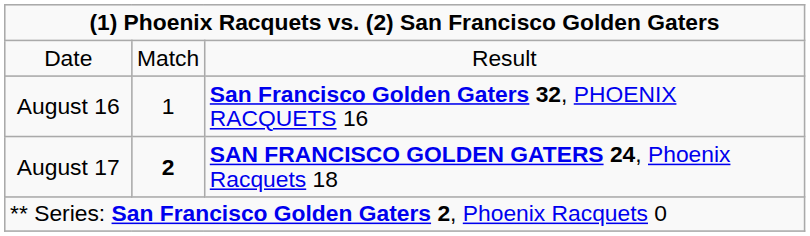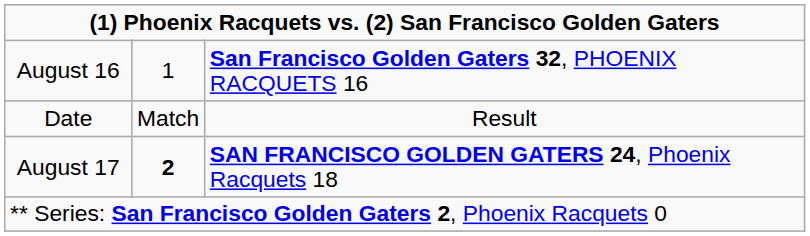rows swapped: (68, 58) <-> (68, 106)
